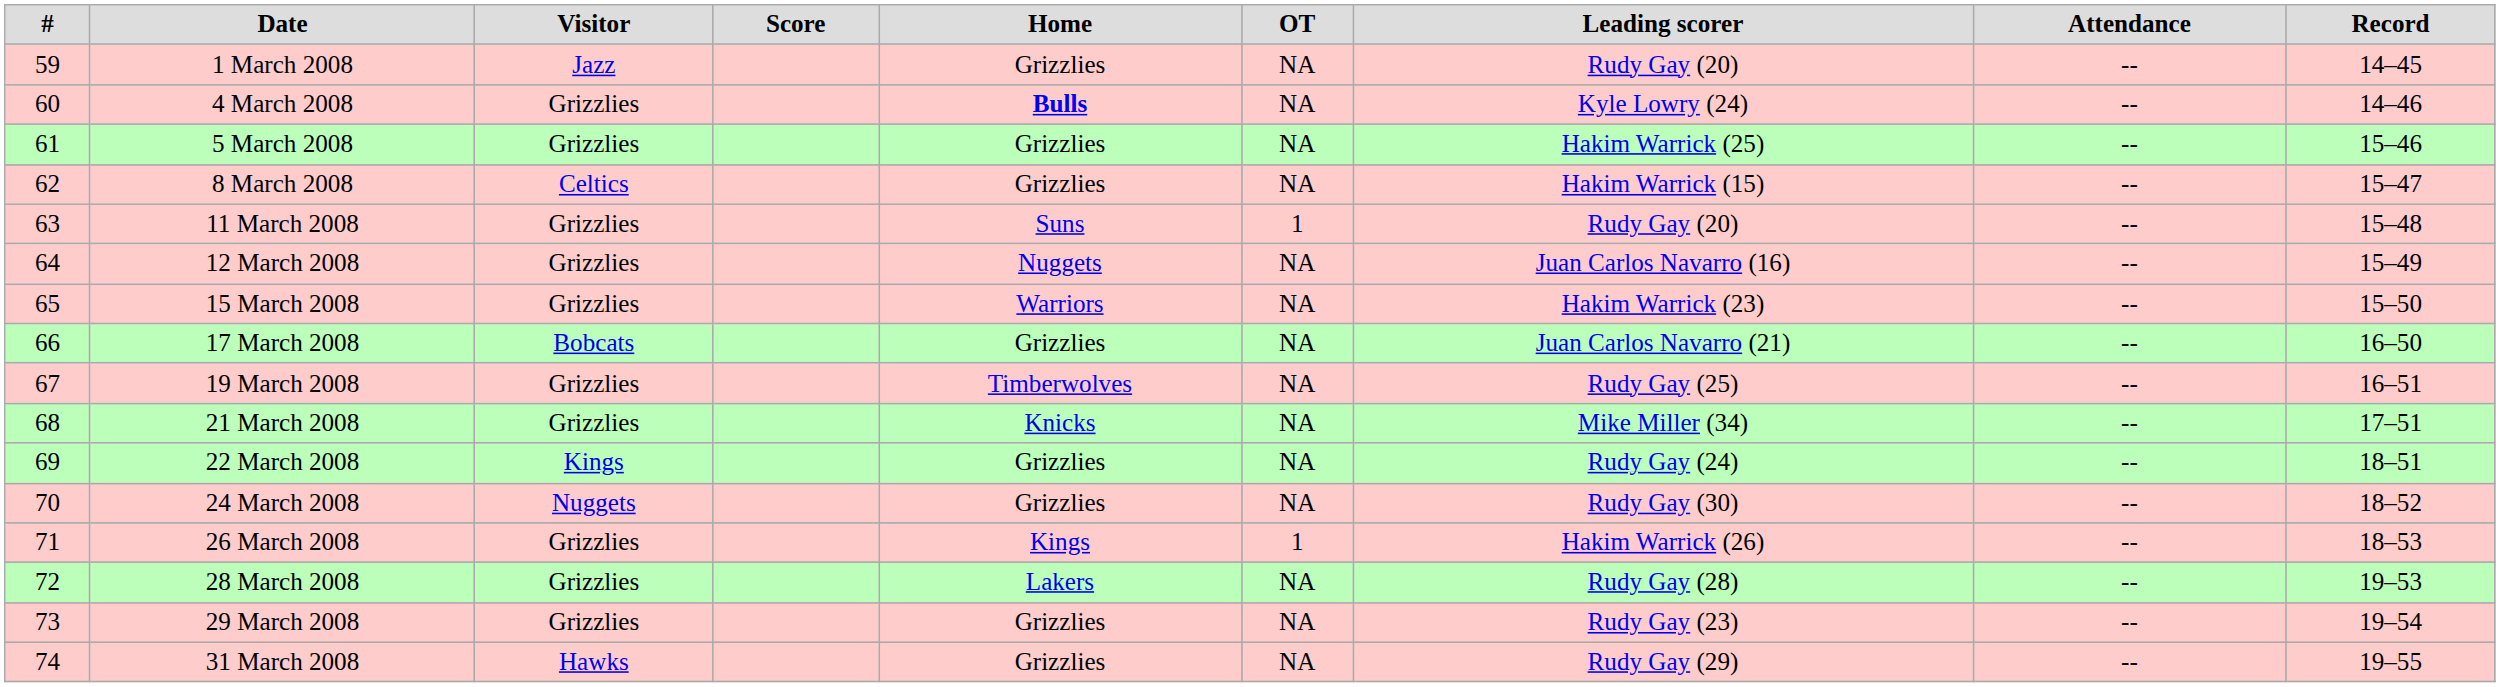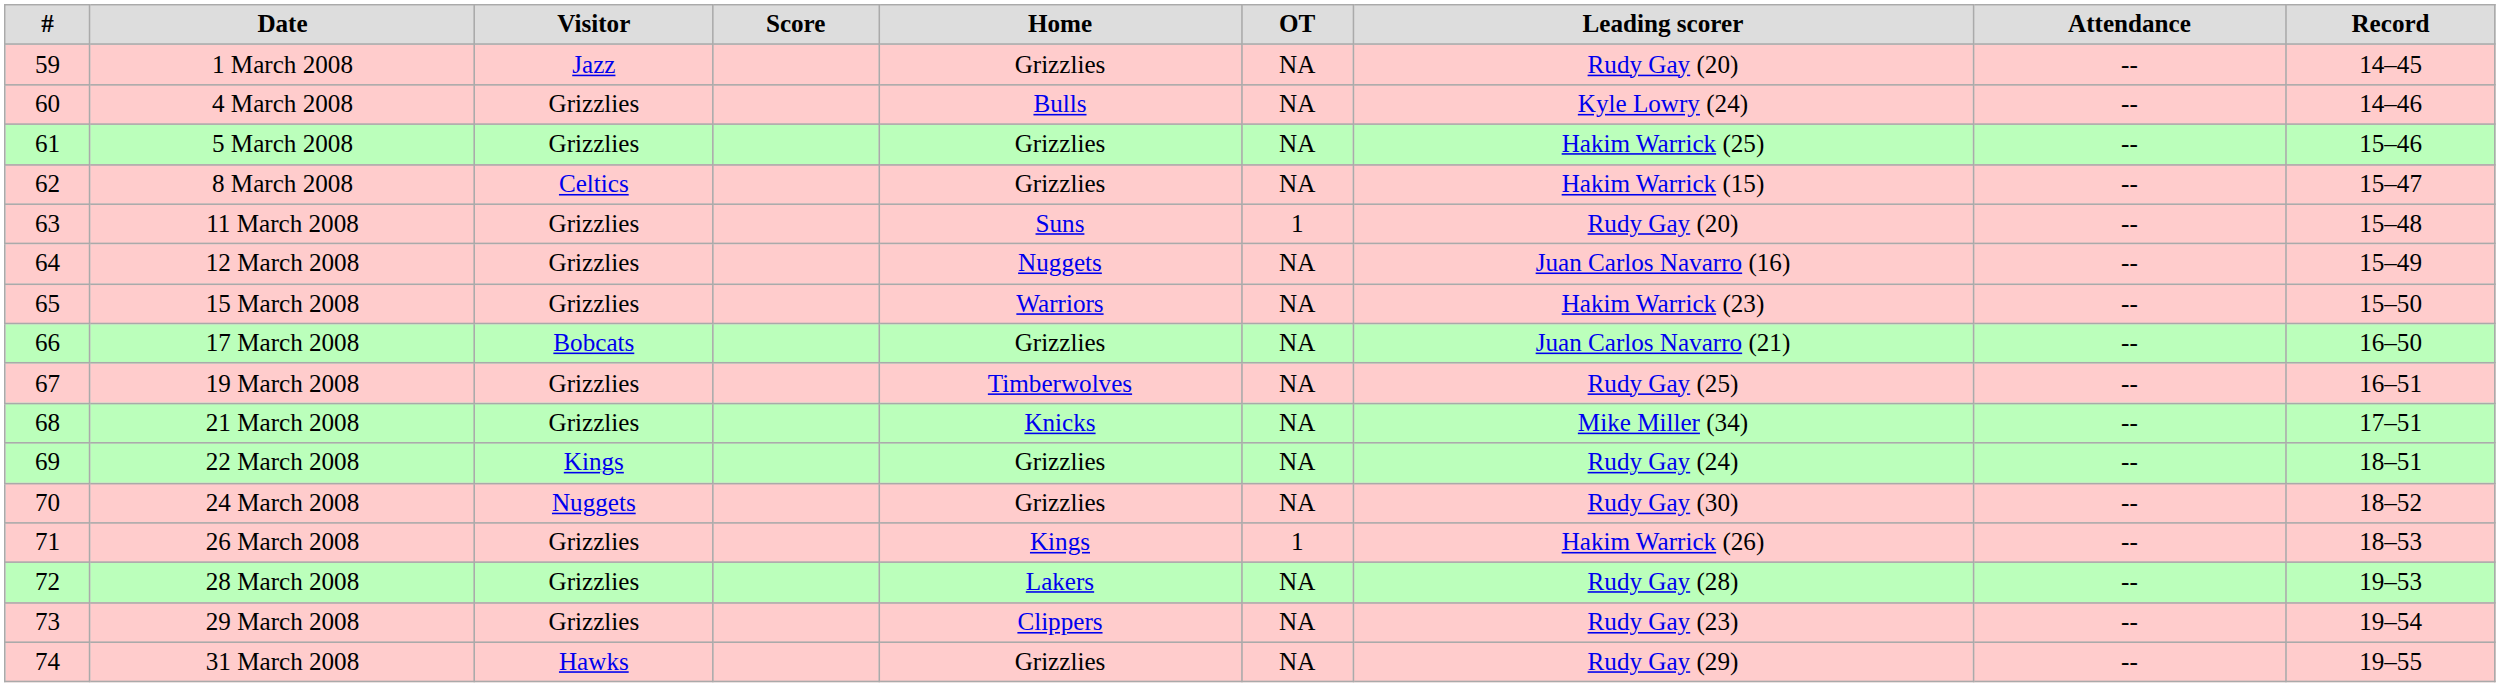(1060, 104) bold -> (1060, 104) normal
(1060, 622) Grizzlies -> (1060, 622) Clippers
